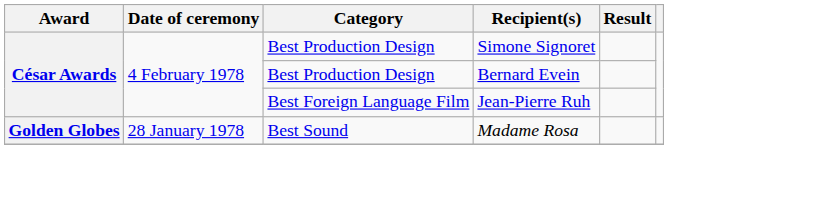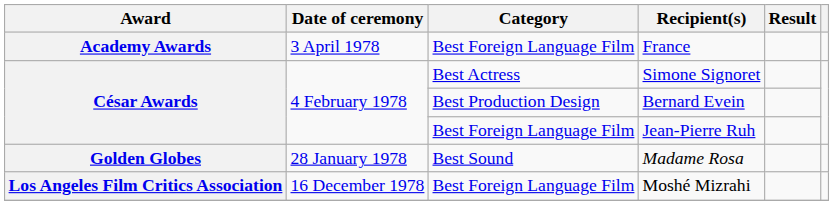+ row: (666, 46)
(351, 46) Best Production Design -> (476, 74) Best Actress
+ row: (697, 185)
